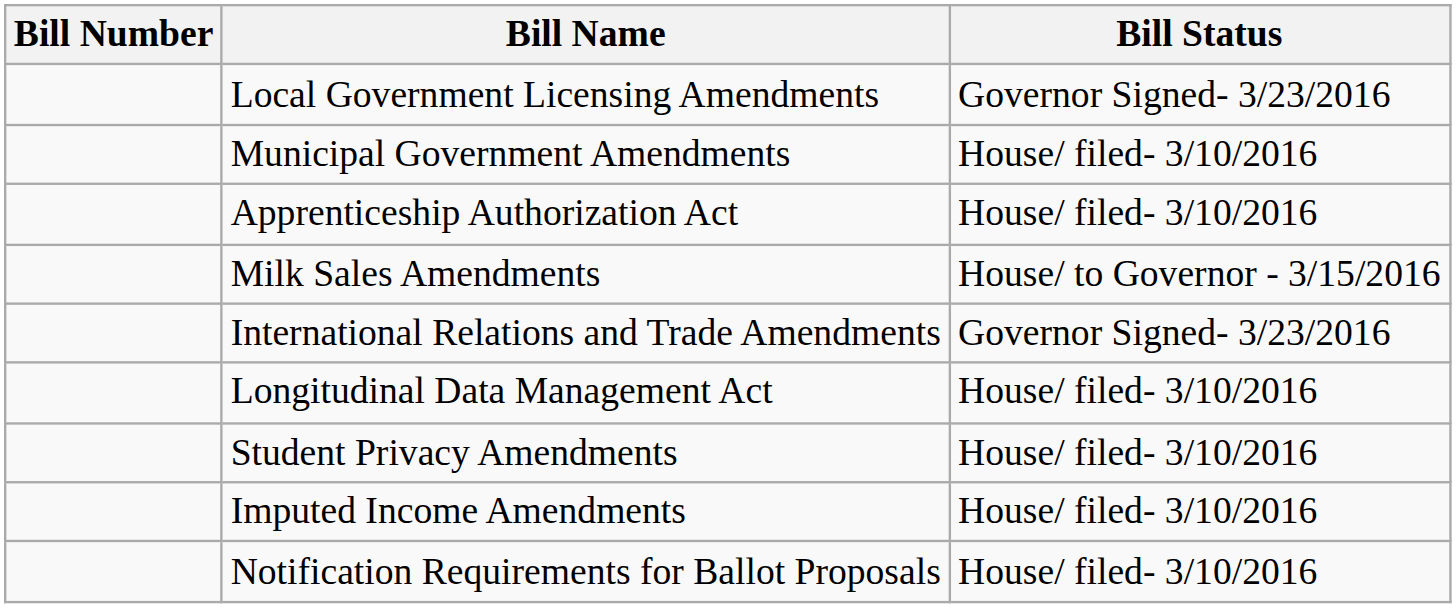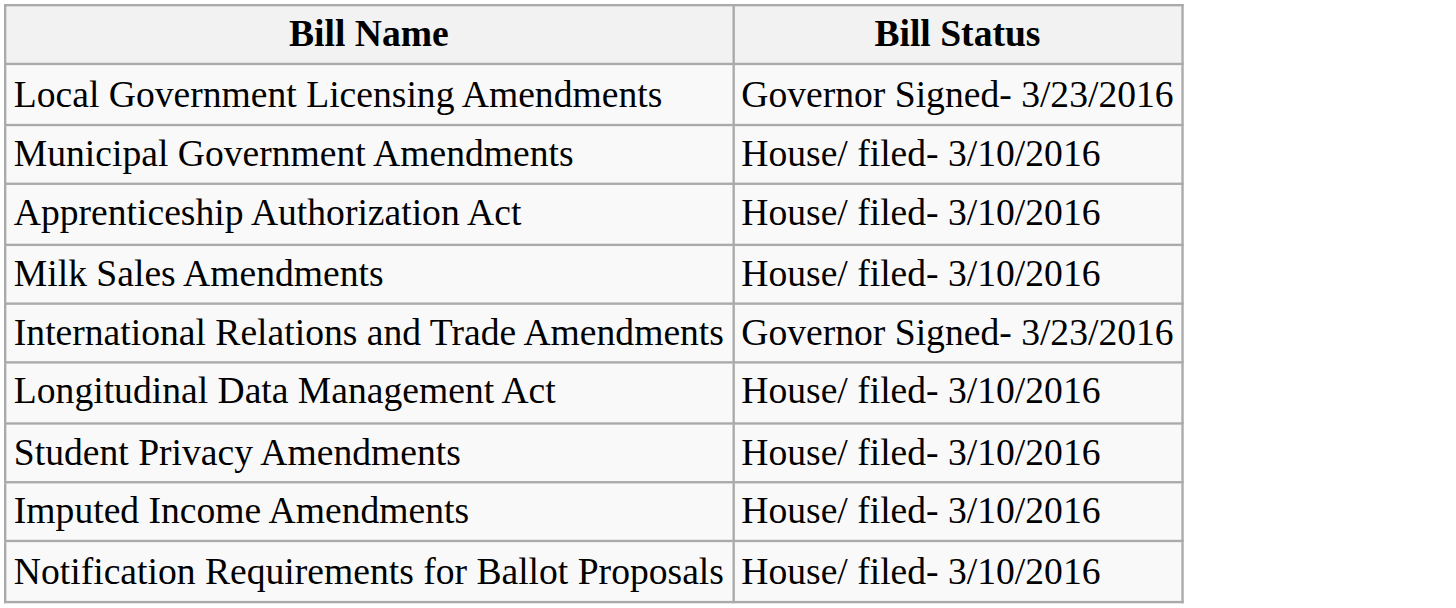- column: (114, 34)
(1199, 272) House/ to Governor - 3/15/2016 -> (921, 272) House/ filed- 3/10/2016
